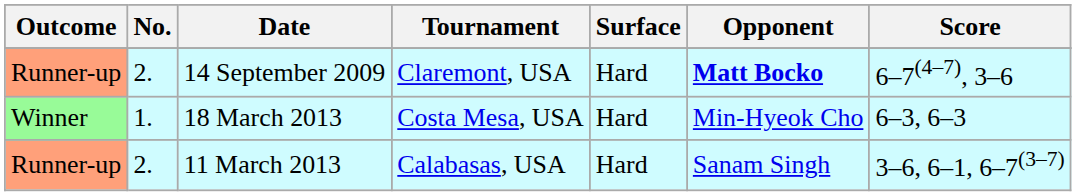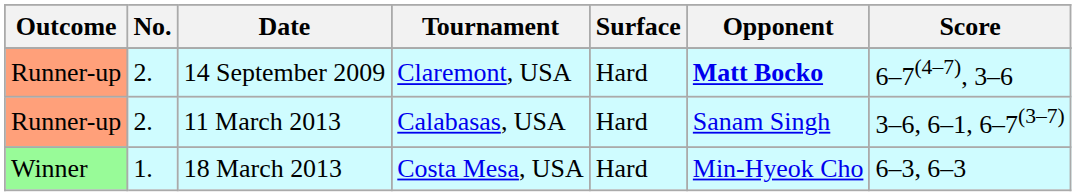rows swapped: (262, 164) <-> (263, 118)
